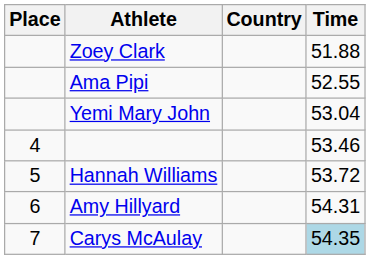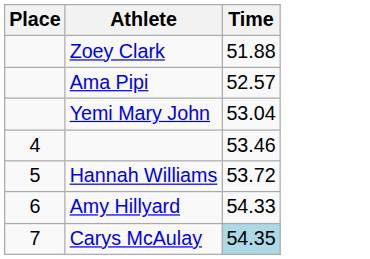- column: (264, 20)
(336, 82) 52.55 -> (251, 82) 52.57
(336, 207) 54.31 -> (251, 207) 54.33
